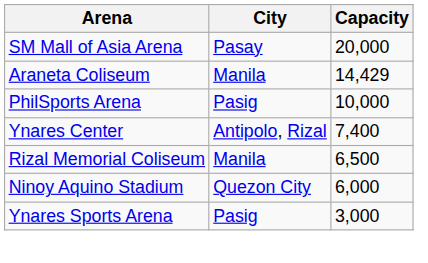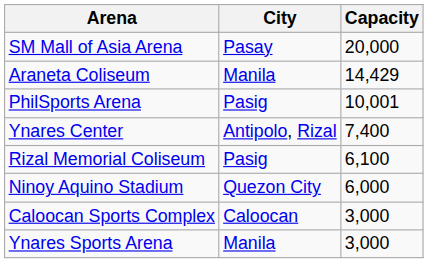(362, 103) 10,000 -> (372, 103) 10,001
(239, 159) Manila -> (245, 159) Pasig
(357, 159) 6,500 -> (367, 159) 6,100
+ row: (112, 215)
(235, 215) Pasig -> (249, 243) Manila
